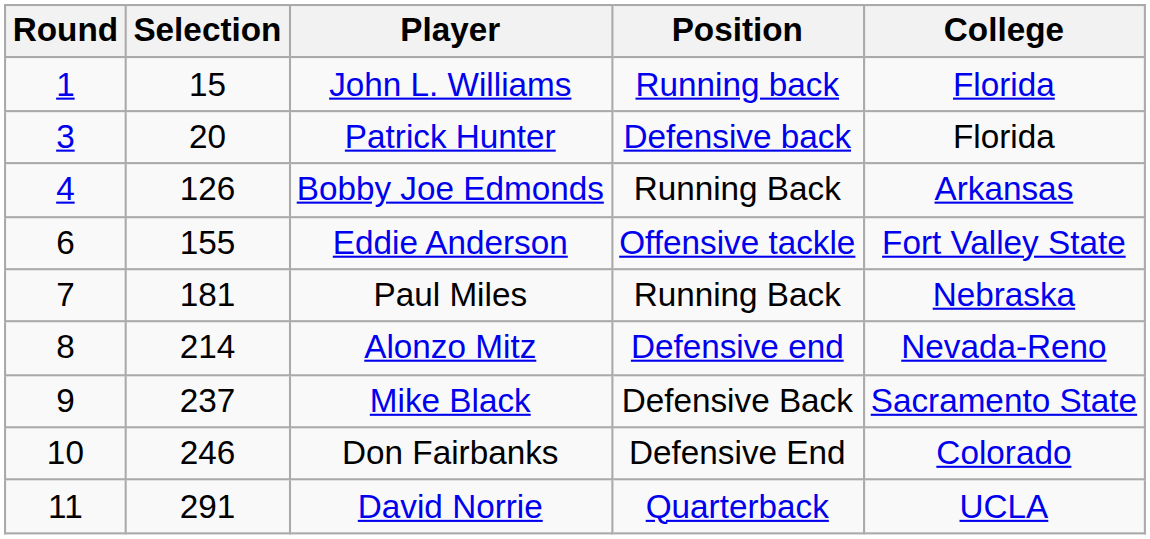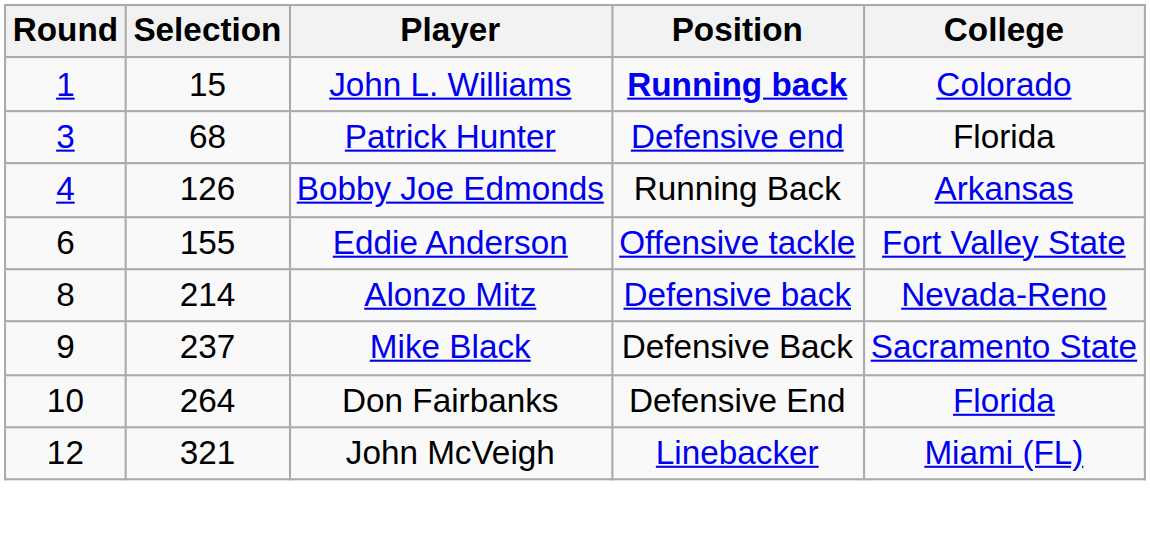(737, 83) normal -> (737, 83) bold
(1004, 83) Florida -> (1004, 83) Colorado
(207, 136) 20 -> (207, 136) 68
(737, 136) Defensive back -> (737, 136) Defensive end
- row: (450, 294)
(737, 347) Defensive end -> (737, 294) Defensive back
(207, 453) 246 -> (207, 400) 264
(1004, 453) Colorado -> (1004, 400) Florida
- row: (450, 505)
+ row: (450, 453)
